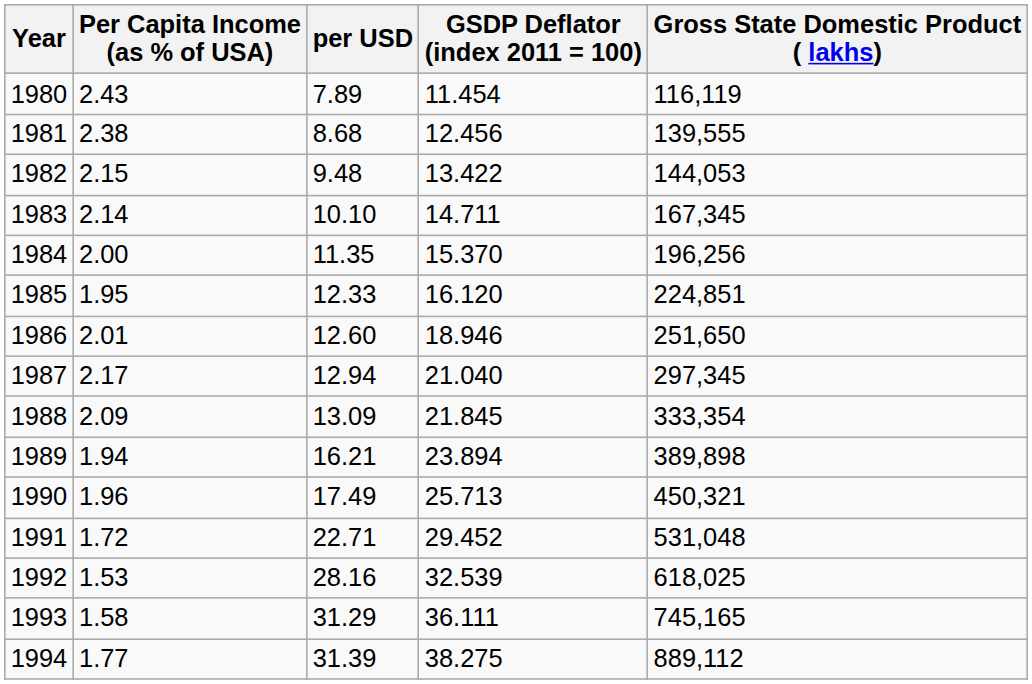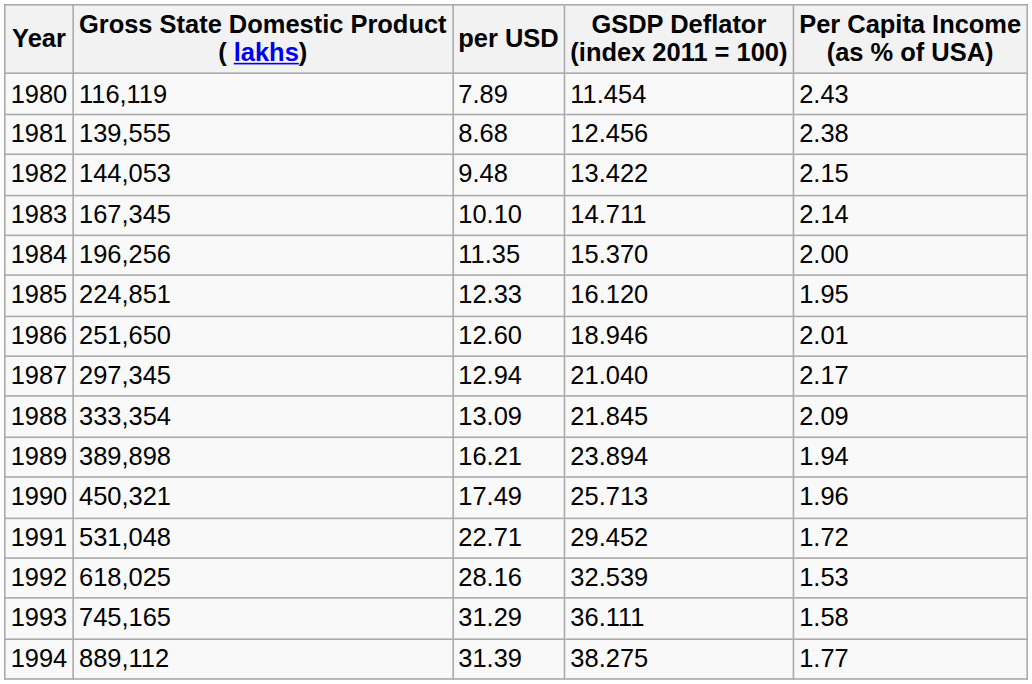columns swapped: (837, 38) <-> (190, 38)
